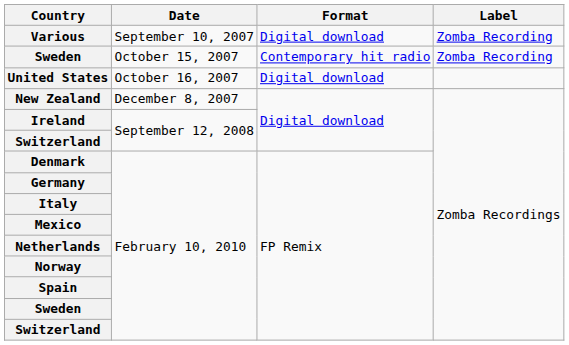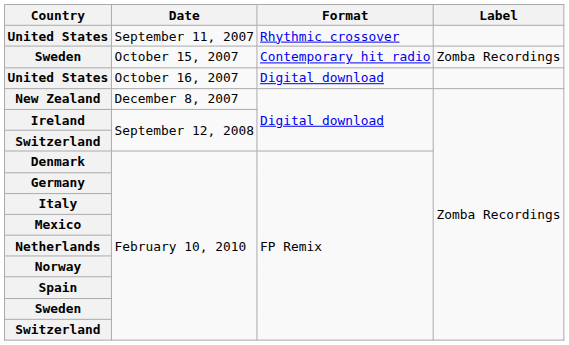- row: (58, 36)
+ row: (58, 36)
(495, 57) Zomba Recording -> (499, 57) Zomba Recordings
